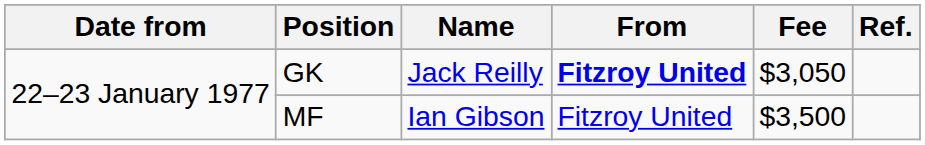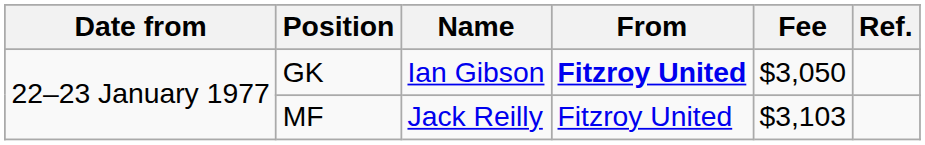(475, 71) Jack Reilly -> (476, 71) Ian Gibson
(476, 116) Ian Gibson -> (475, 116) Jack Reilly
(803, 116) $3,500 -> (803, 116) $3,103
